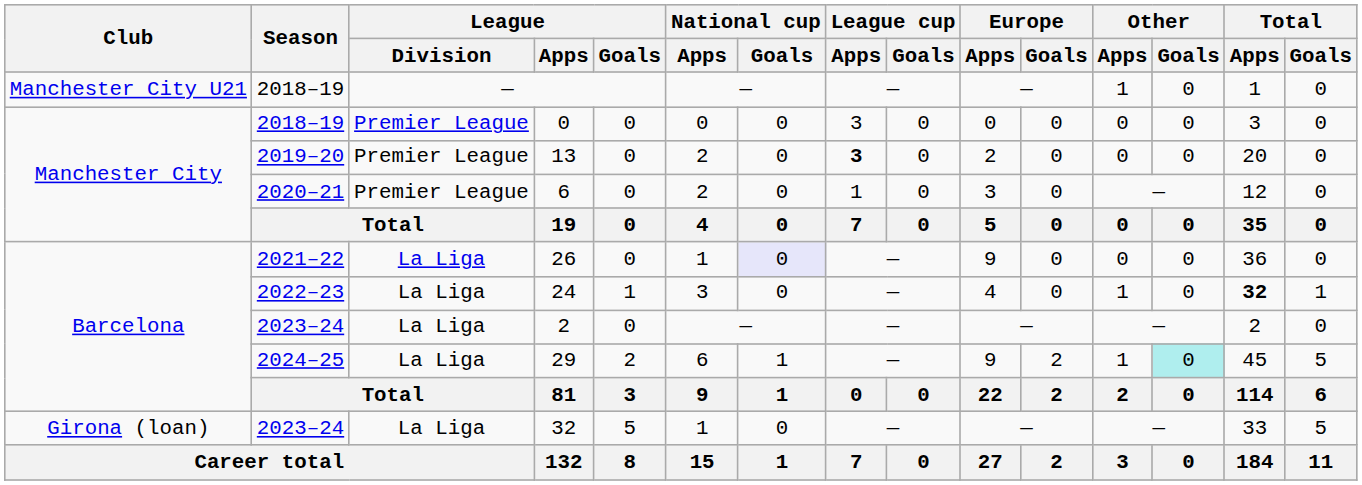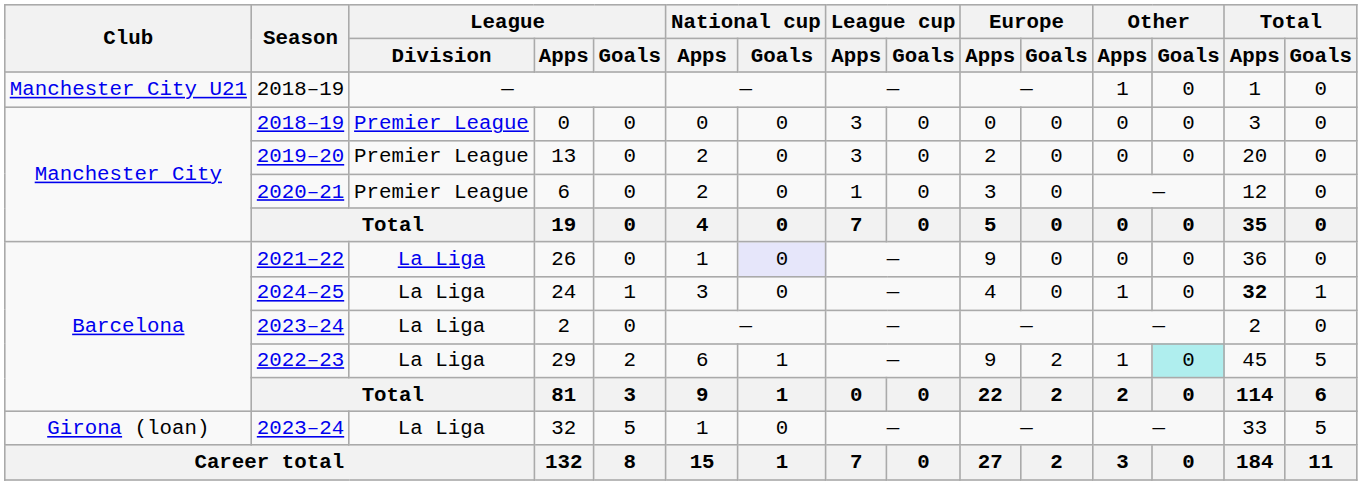(856, 157) bold -> (856, 157) normal
(301, 293) 2022–23 -> (301, 293) 2024–25
(301, 361) 2024–25 -> (301, 361) 2022–23
